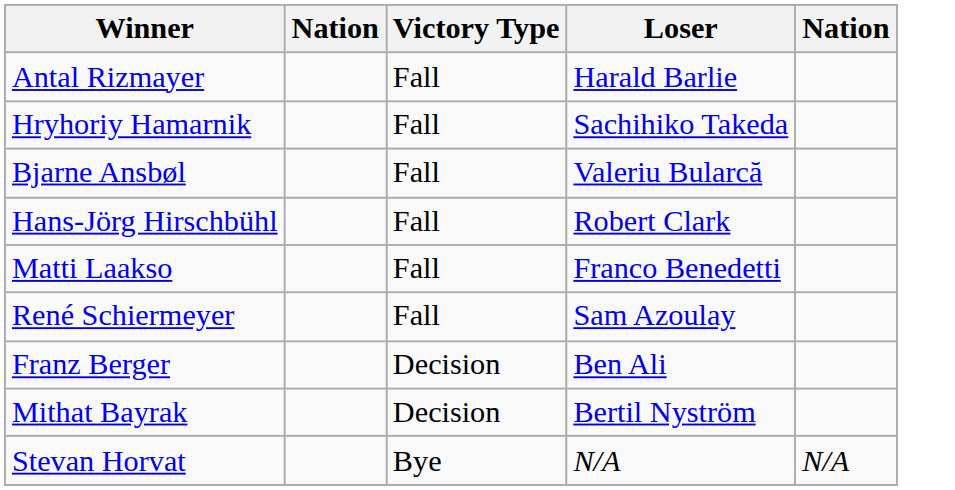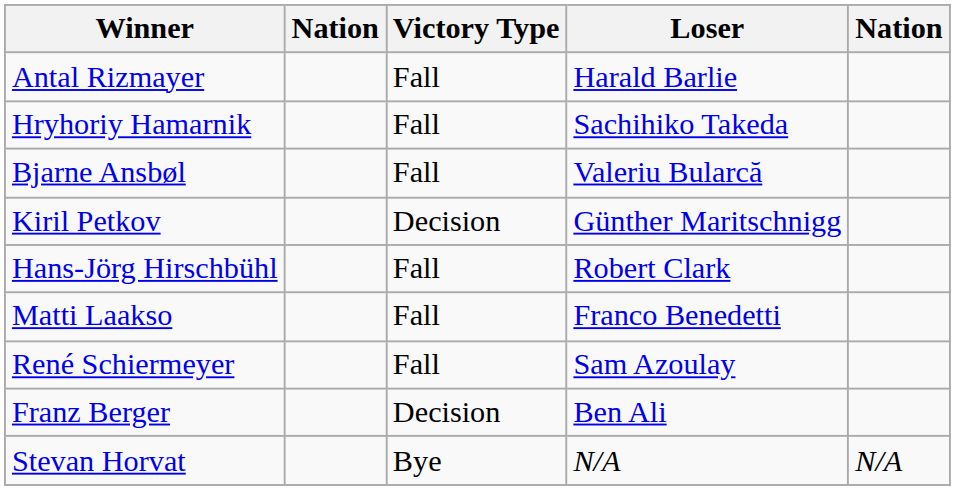+ row: (86, 220)
- row: (100, 412)
